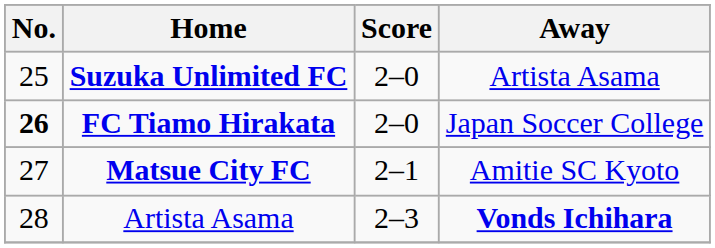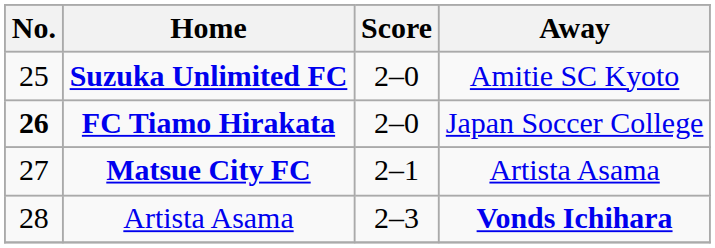(575, 75) Artista Asama -> (575, 75) Amitie SC Kyoto
(575, 170) Amitie SC Kyoto -> (575, 170) Artista Asama
